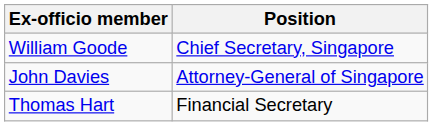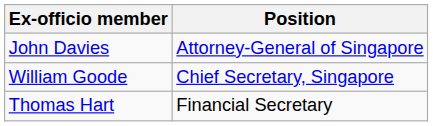rows swapped: (68, 47) <-> (59, 76)
